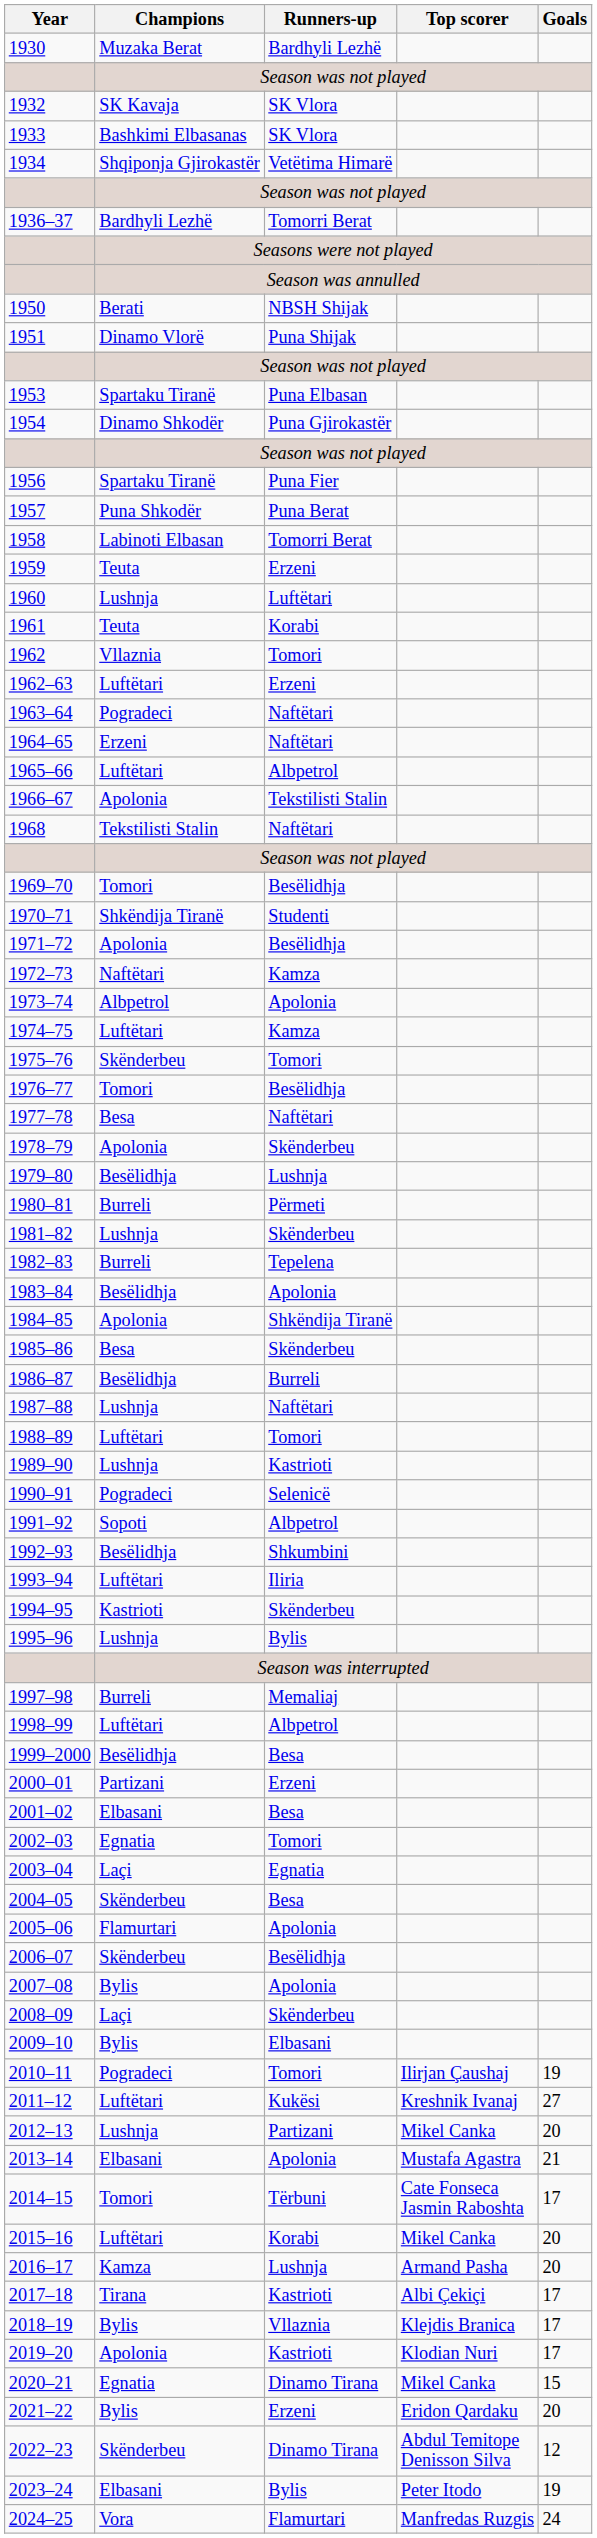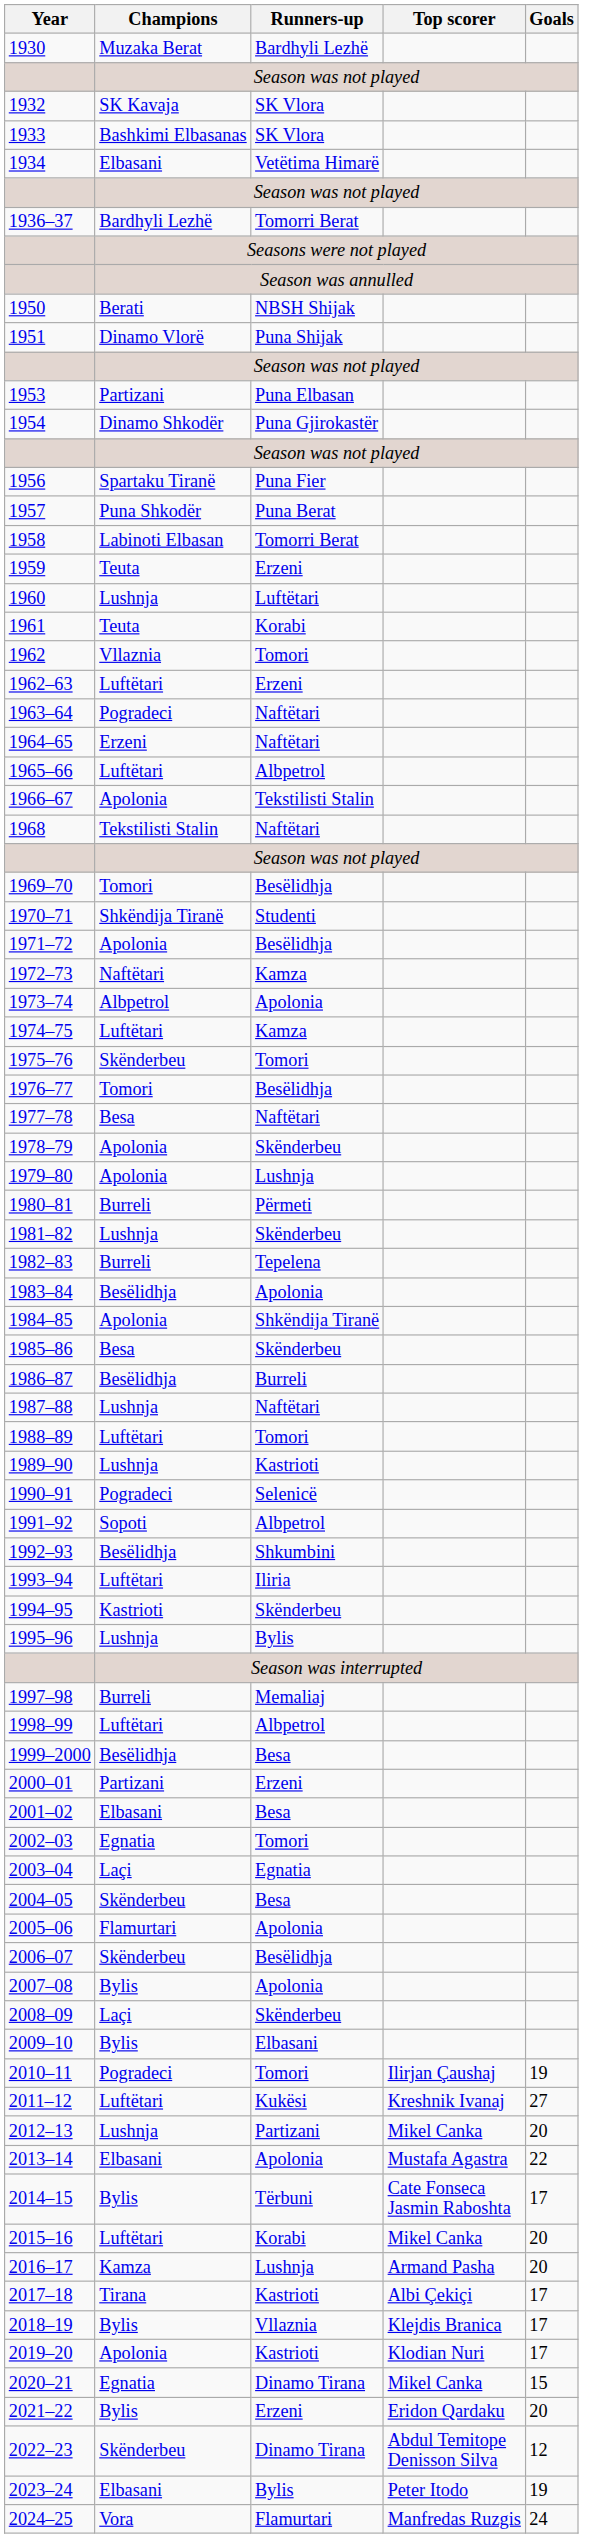(180, 163) Shqiponja Gjirokastër -> (131, 163) Elbasani
(157, 395) Spartaku Tiranë -> (132, 395) Partizani
(138, 1176) Besëlidhja -> (133, 1176) Apolonia
(552, 2159) 21 -> (538, 2159) 22
(126, 2198) Tomori -> (119, 2198) Bylis
